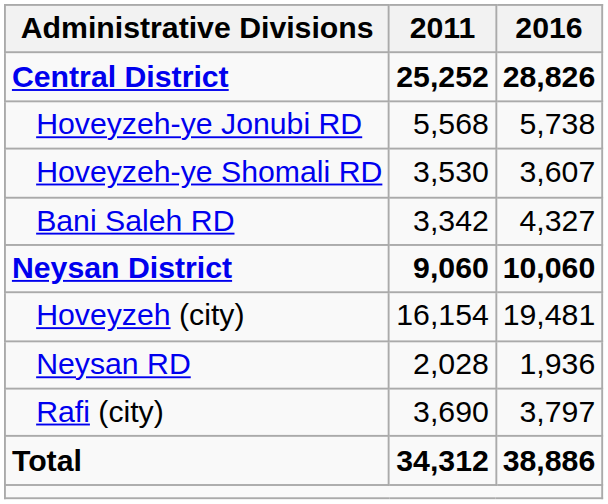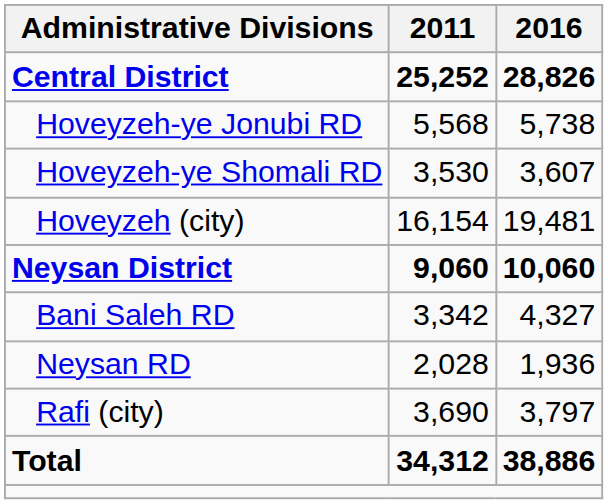rows swapped: (140, 316) <-> (135, 220)
